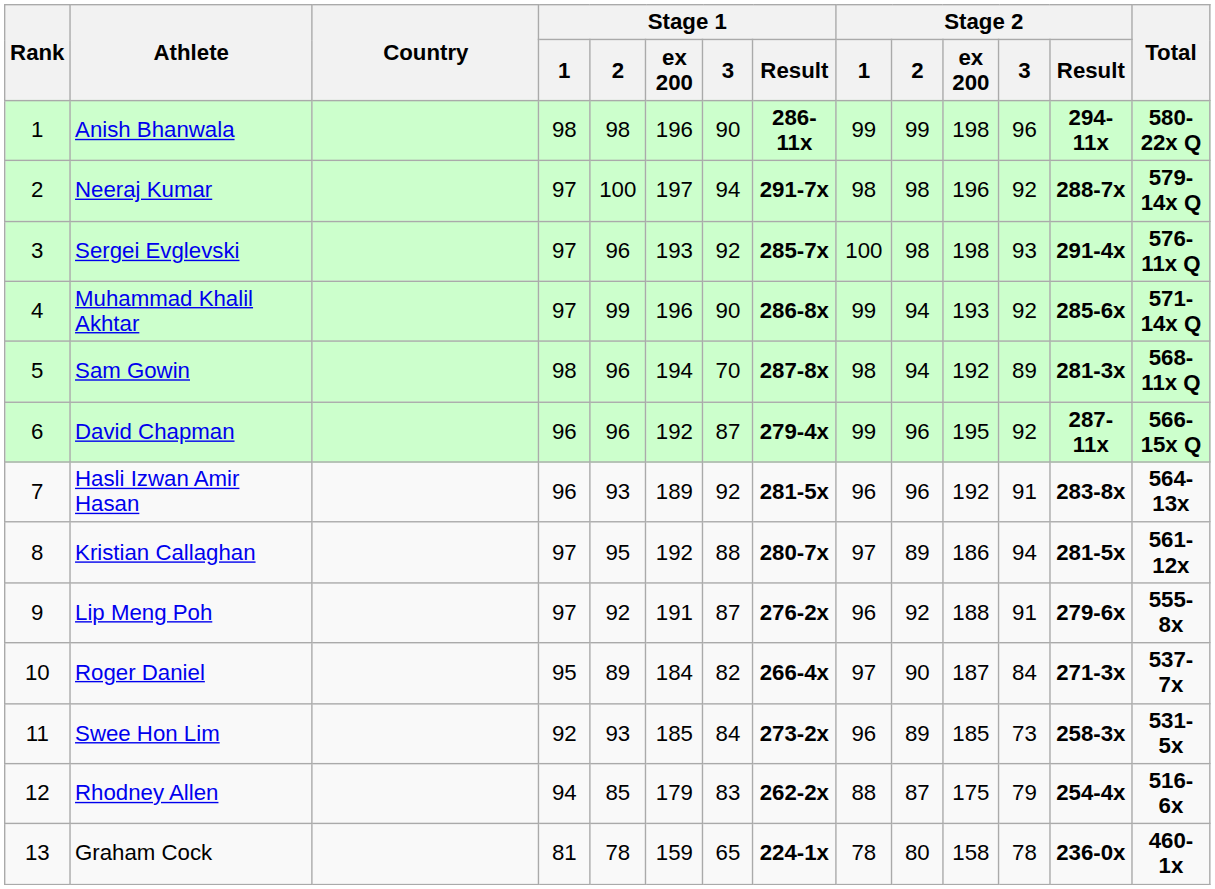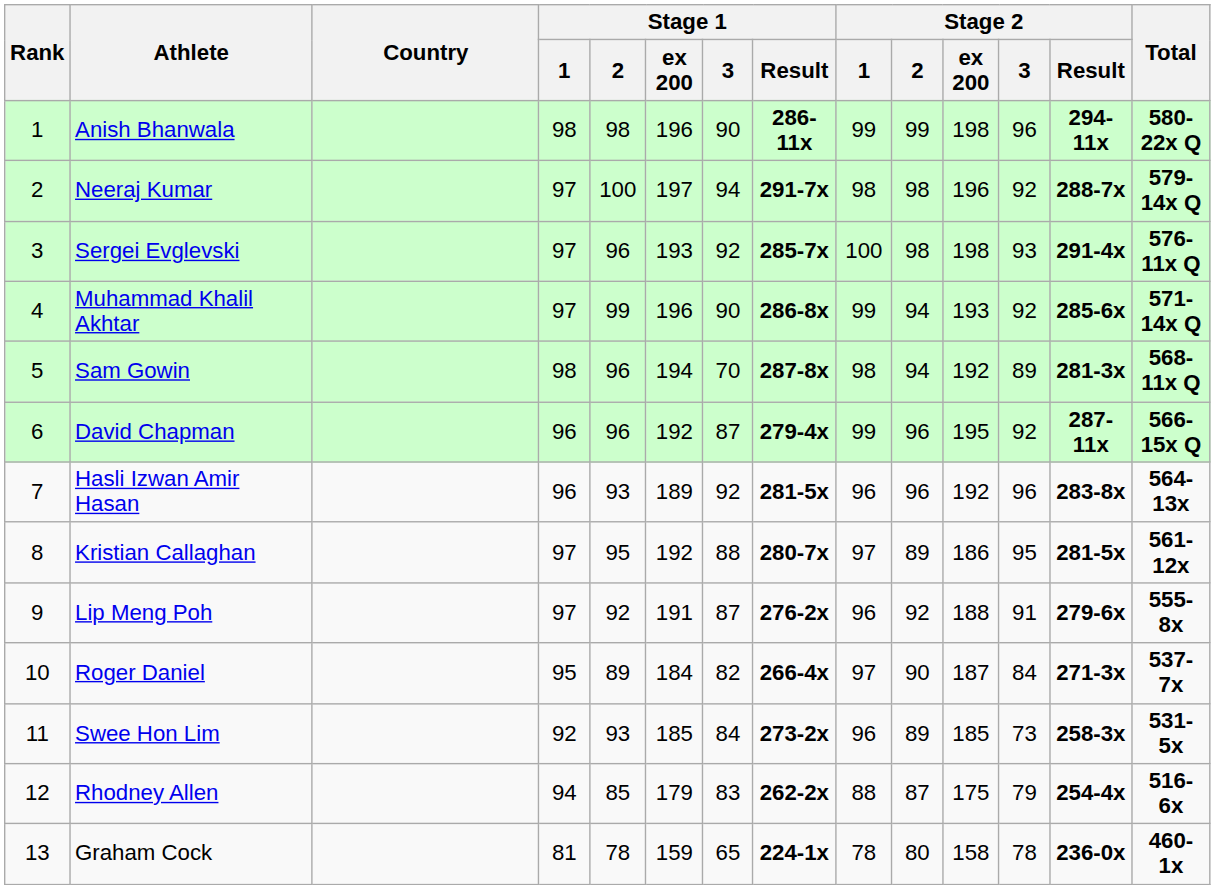(1024, 491) 91 -> (1024, 491) 96
(1024, 552) 94 -> (1024, 552) 95
